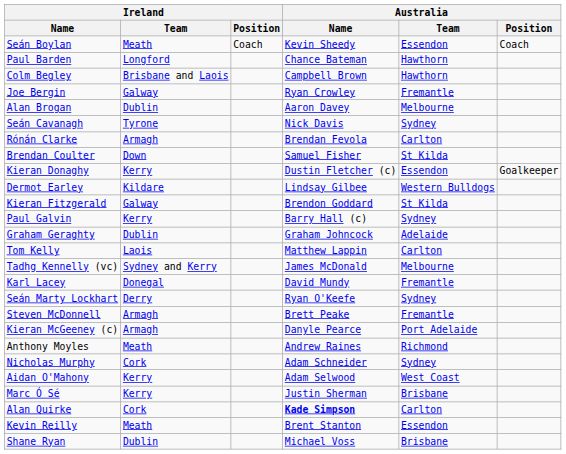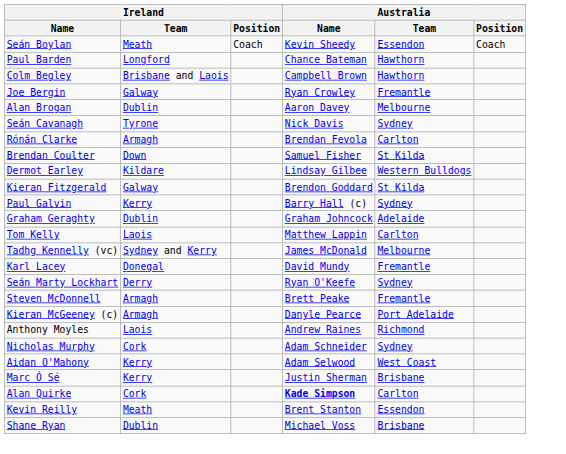- row: (48, 171)
(138, 346) Meath -> (138, 330) Laois
